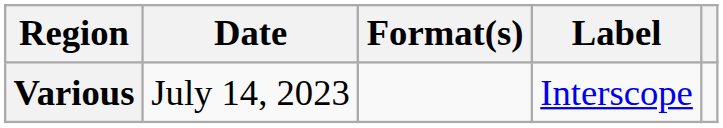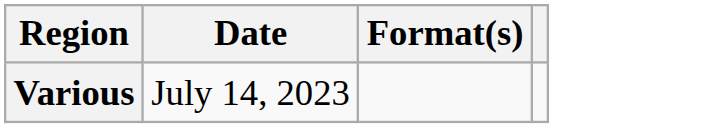- column: (617, 33)
